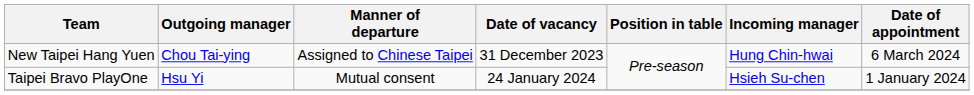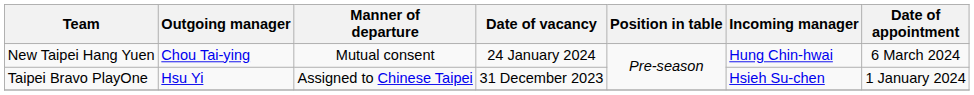(385, 55) Assigned to Chinese Taipei -> (385, 55) Mutual consent
(541, 55) 31 December 2023 -> (541, 55) 24 January 2024
(385, 78) Mutual consent -> (385, 78) Assigned to Chinese Taipei
(541, 78) 24 January 2024 -> (541, 78) 31 December 2023
